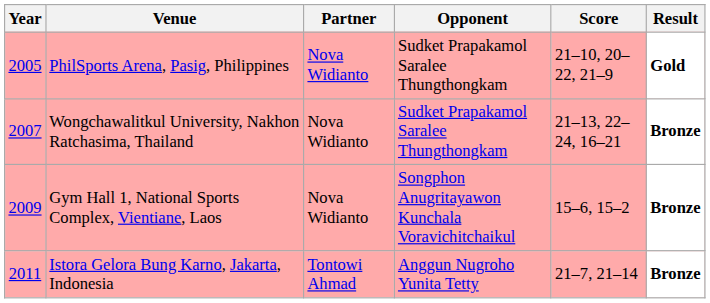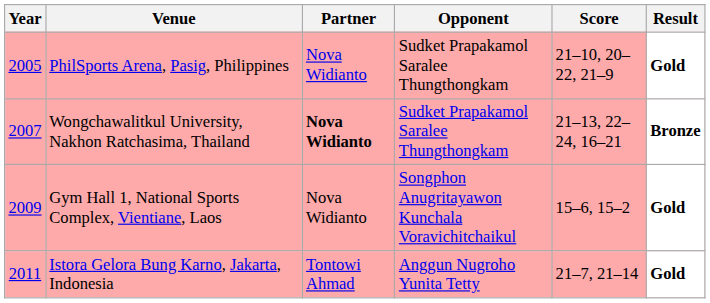(338, 131) normal -> (339, 131) bold
(675, 208) Bronze -> (668, 208) Gold
(675, 274) Bronze -> (668, 274) Gold
